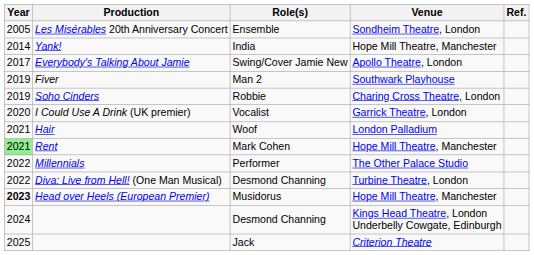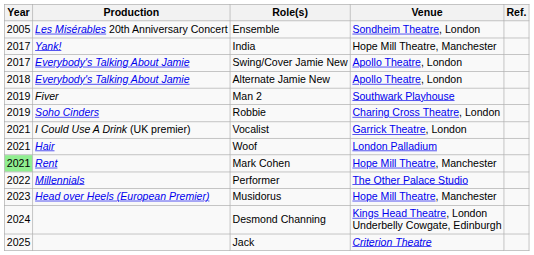(19, 46) 2014 -> (19, 46) 2017
+ row: (112, 79)
(19, 113) 2020 -> (19, 130) 2021
- row: (128, 180)
(19, 197) bold -> (19, 197) normal
